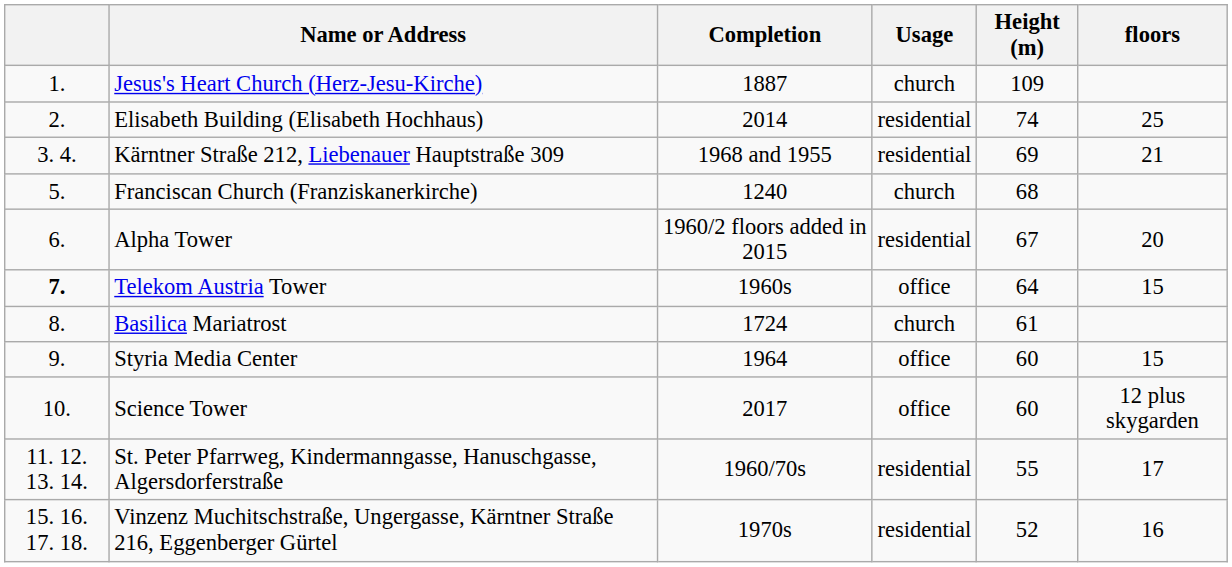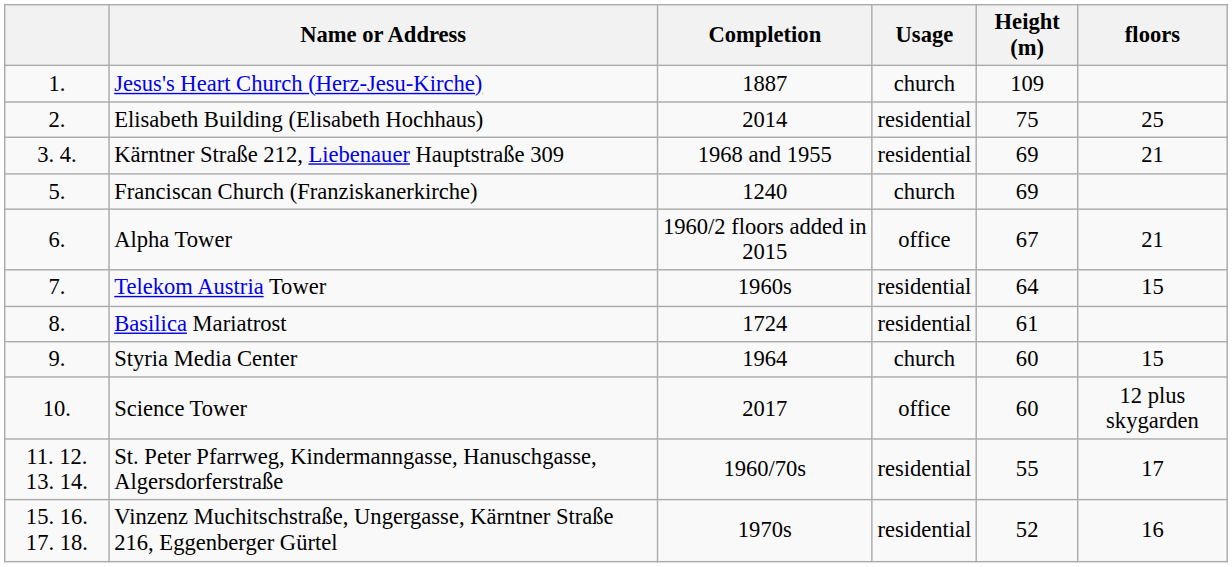(1027, 119) 74 -> (1027, 119) 75
(1027, 190) 68 -> (1027, 190) 69
(924, 239) residential -> (924, 239) office
(1152, 239) 20 -> (1152, 239) 21
(57, 287) bold -> (57, 287) normal
(924, 287) office -> (924, 287) residential
(924, 323) church -> (924, 323) residential
(924, 359) office -> (924, 359) church
